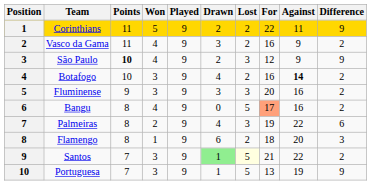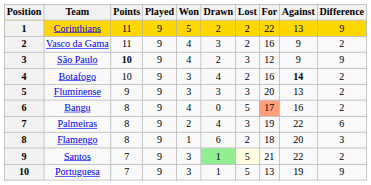columns swapped: (184, 12) <-> (155, 12)
(298, 28) 11 -> (298, 28) 13
(298, 92) 16 -> (298, 92) 13
